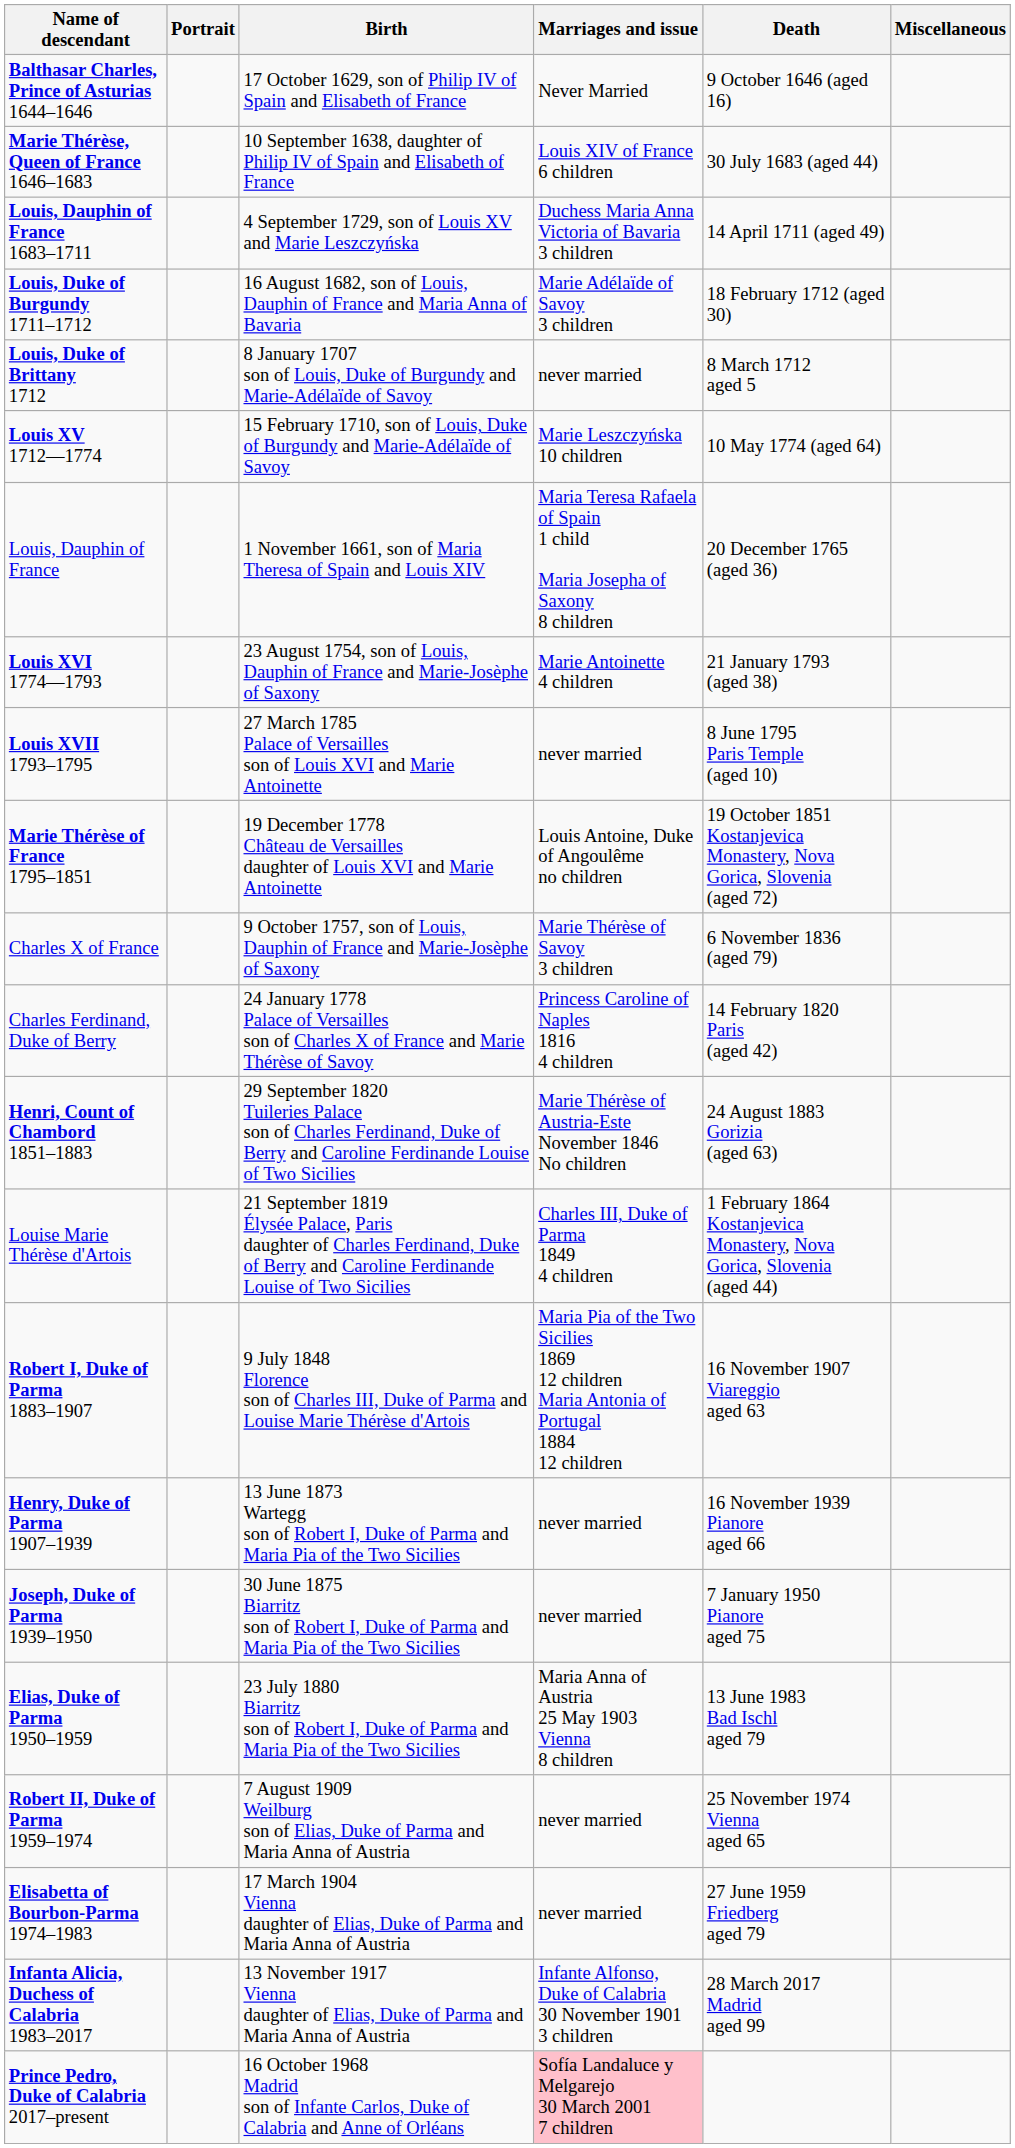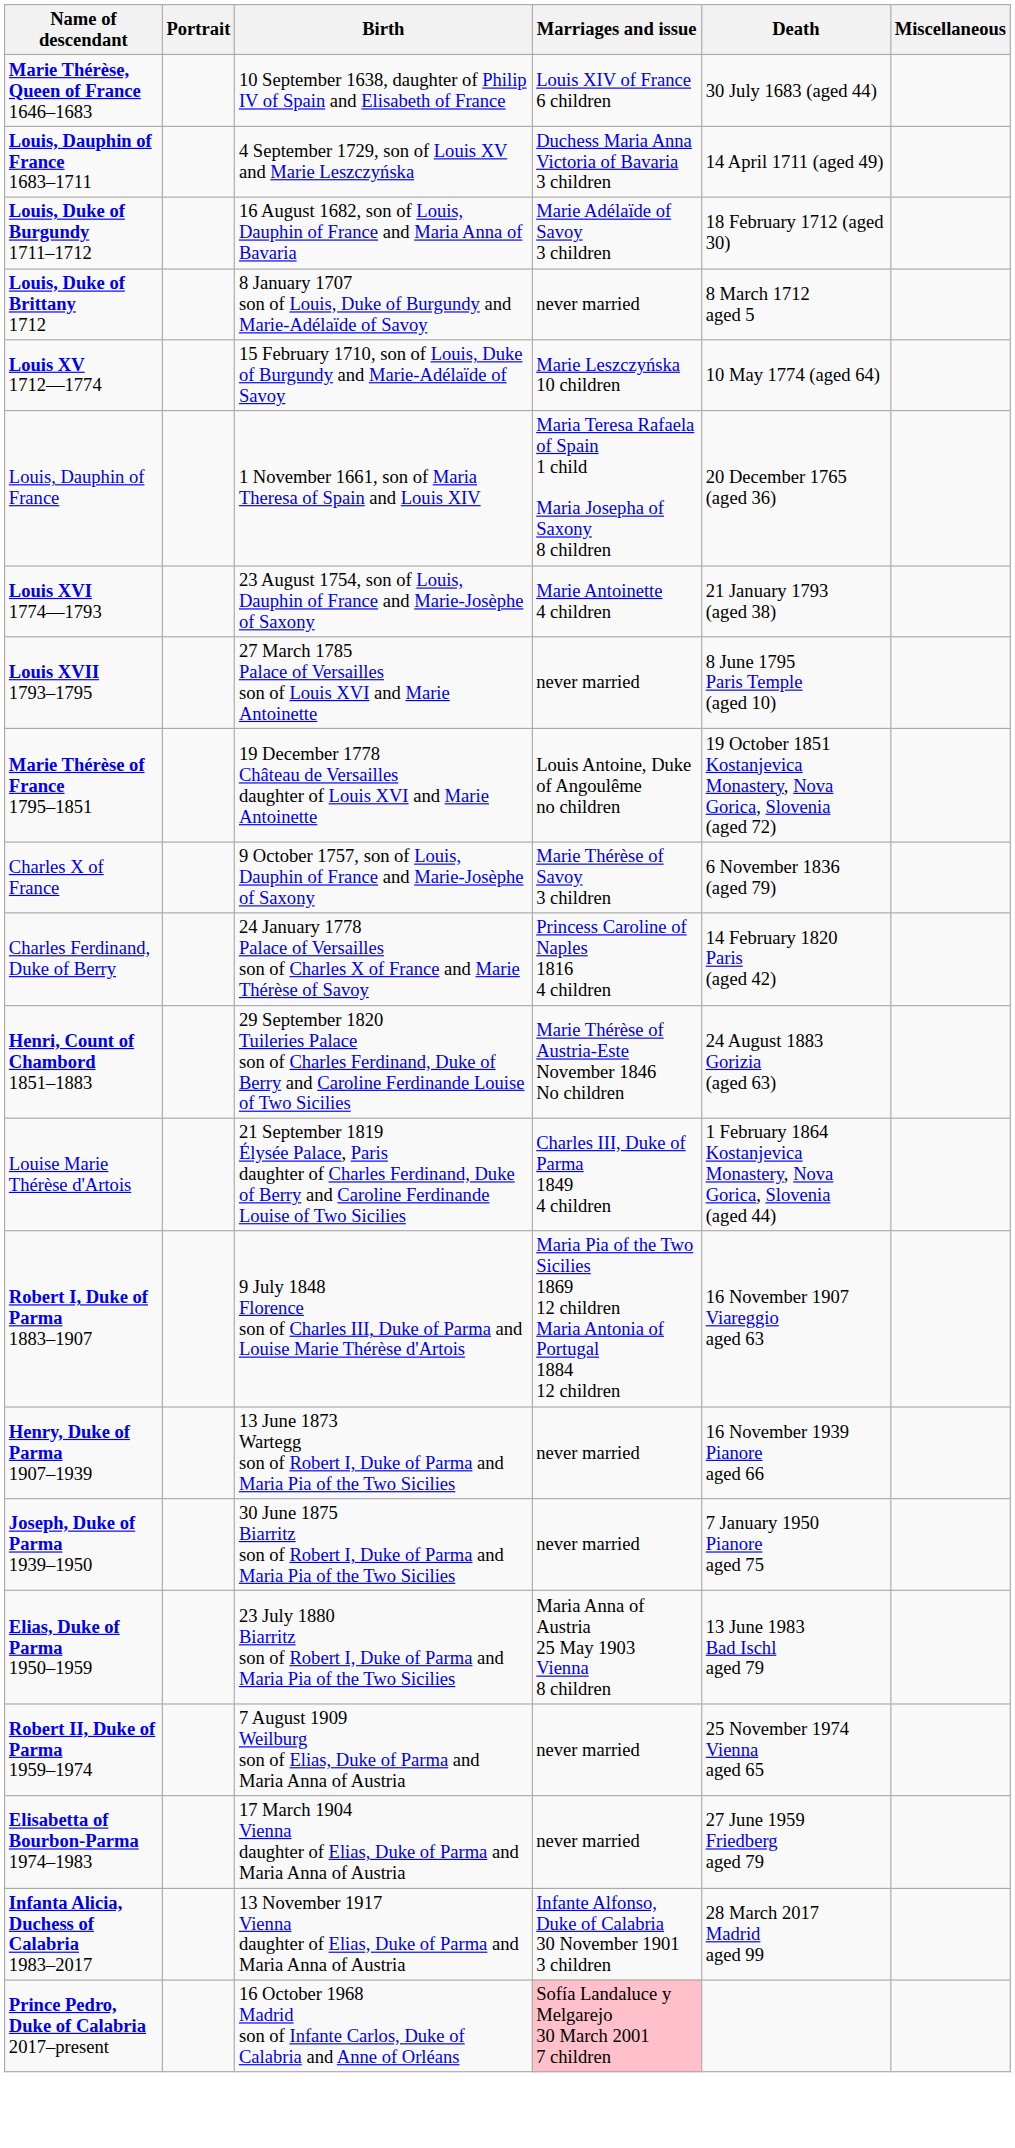- row: (83, 90)
